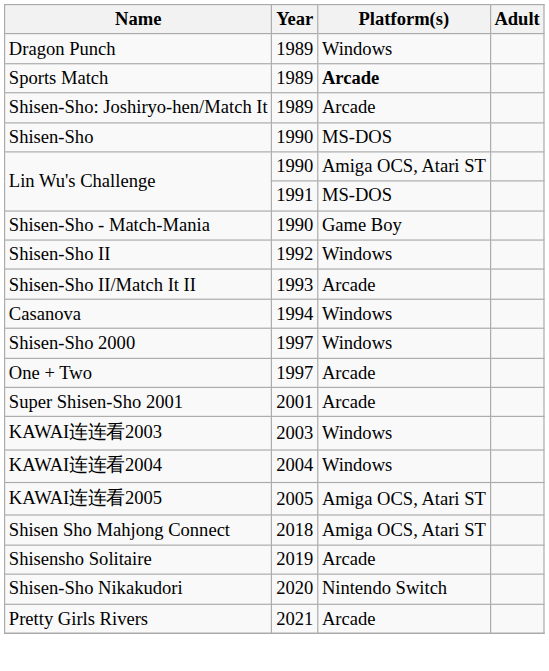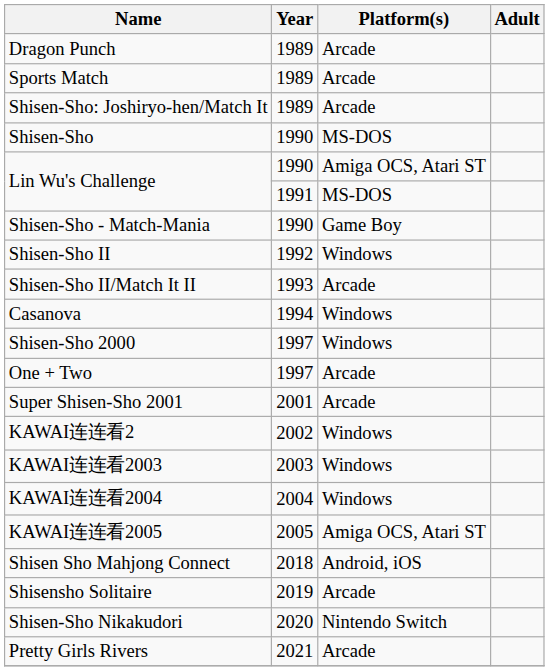(357, 48) Windows -> (349, 48) Arcade
(351, 78) bold -> (349, 78) normal
+ row: (72, 432)
(404, 530) Amiga OCS, Atari ST -> (372, 562) Android, iOS
